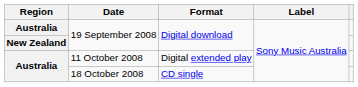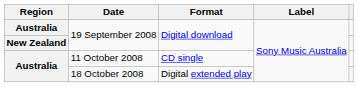(206, 58) Digital extended play -> (182, 58) CD single
(182, 74) CD single -> (206, 74) Digital extended play
